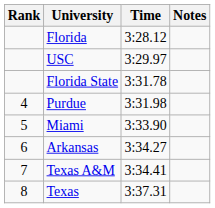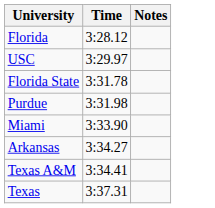- column: (24, 15)
